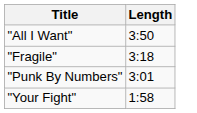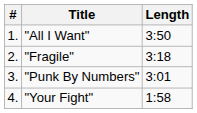+ column: (13, 14)
